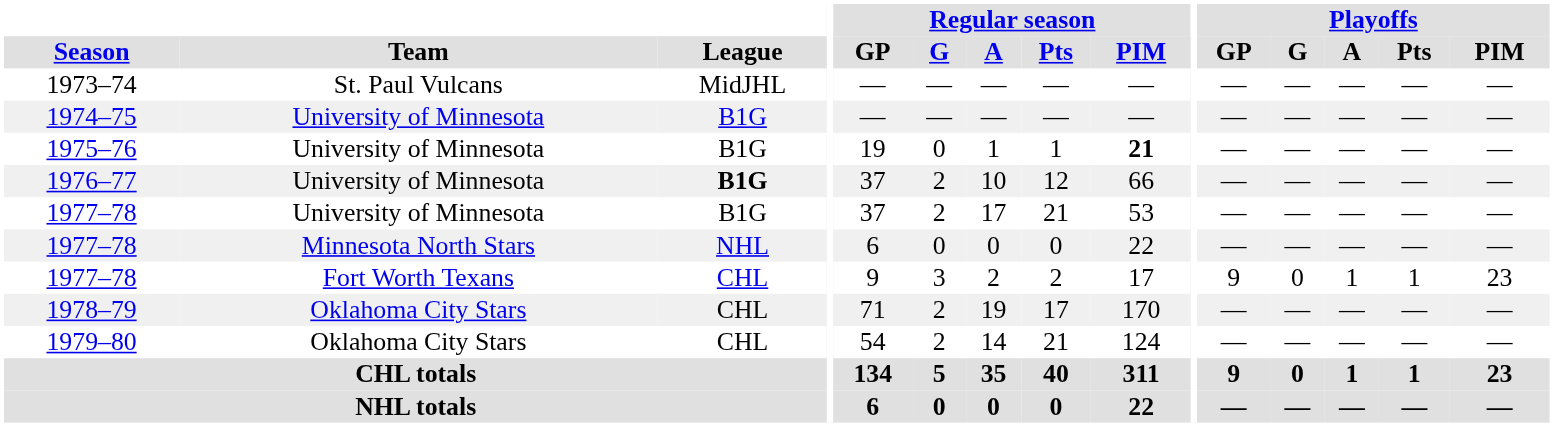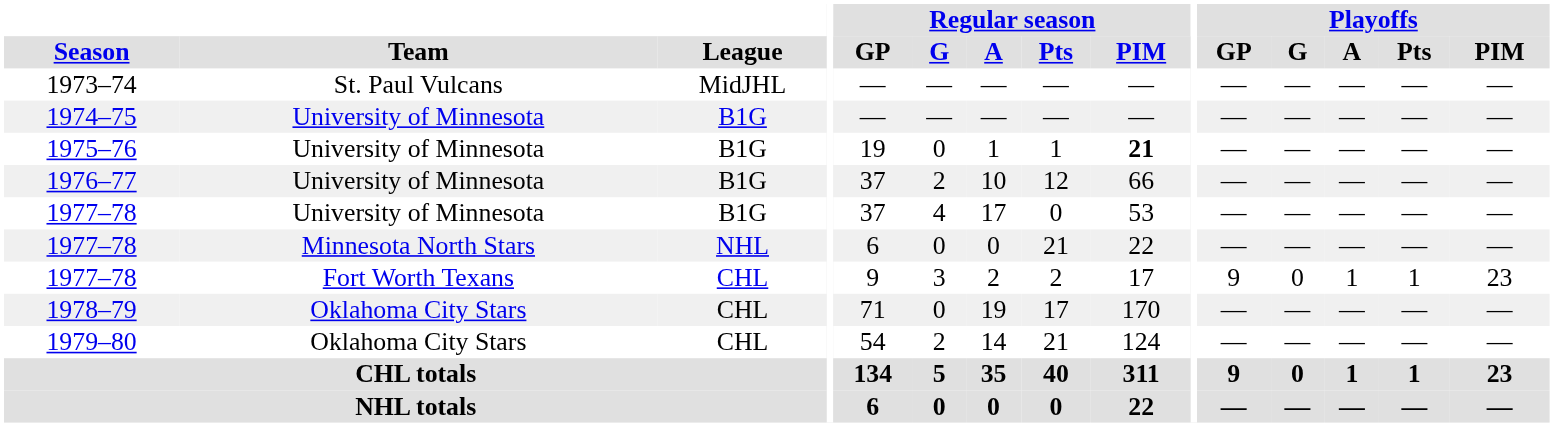(743, 180) bold -> (743, 180) normal
(939, 212) 2 -> (939, 212) 4
(1056, 212) 21 -> (1056, 212) 0
(1056, 245) 0 -> (1056, 245) 21
(939, 309) 2 -> (939, 309) 0
